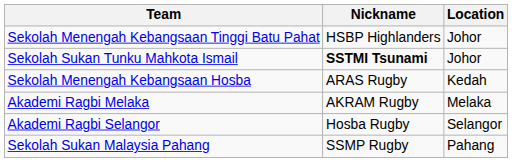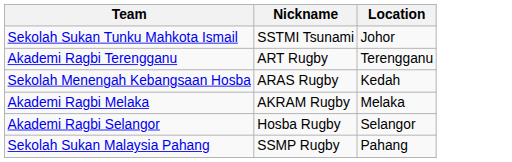- row: (164, 37)
(377, 59) bold -> (306, 37) normal
+ row: (92, 59)
